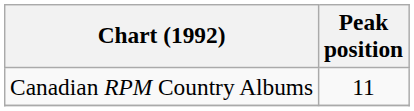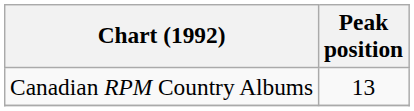(363, 86) 11 -> (363, 86) 13
